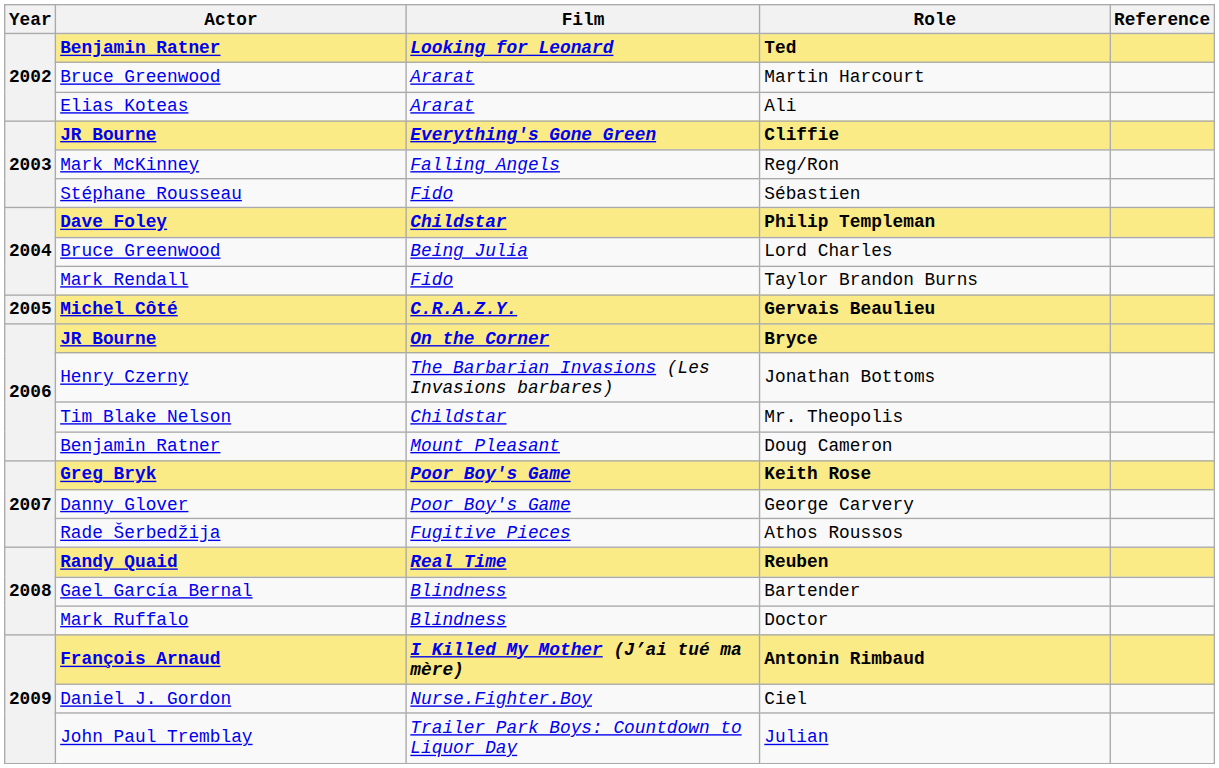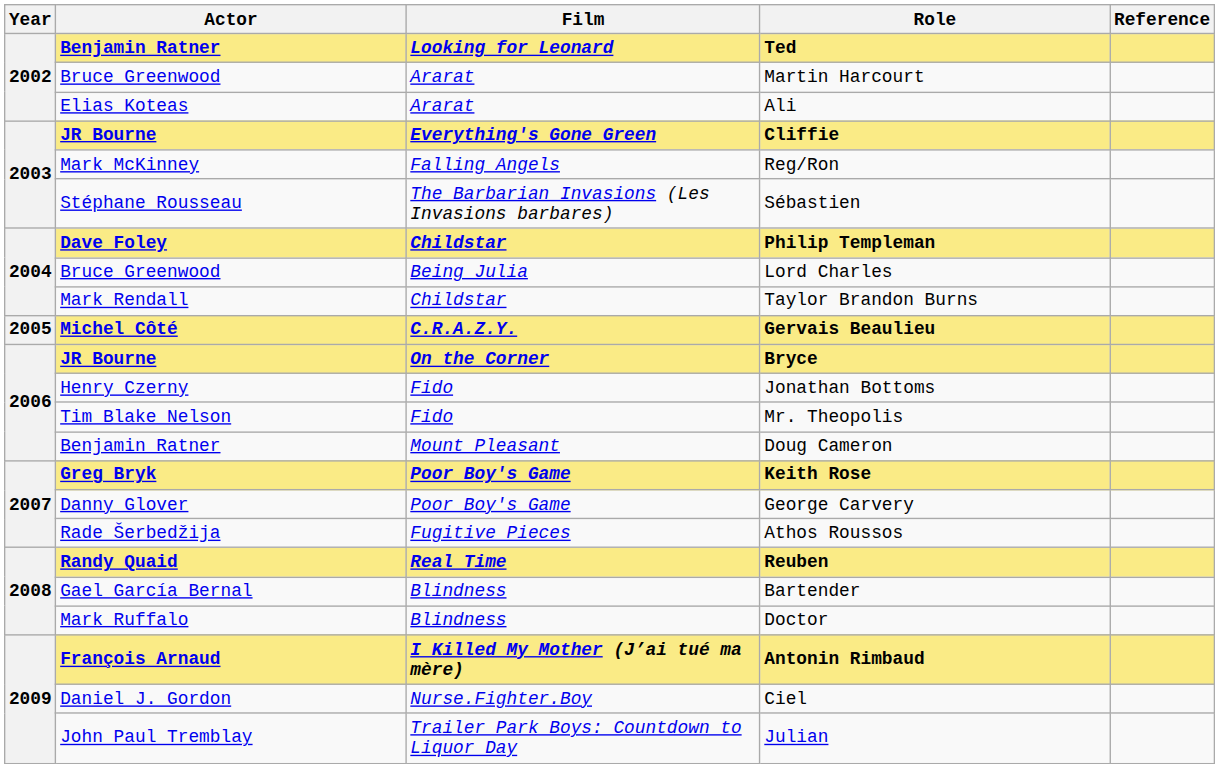(432, 193) Fido -> (560, 204) The Barbarian Invasions (Les Invasions barbares)
(432, 280) Fido -> (458, 301) Childstar
(560, 378) The Barbarian Invasions (Les Invasions barbares) -> (432, 388) Fido
(458, 417) Childstar -> (432, 417) Fido
